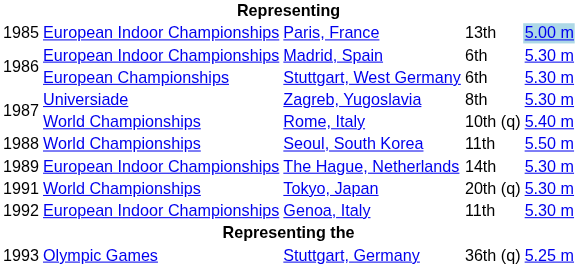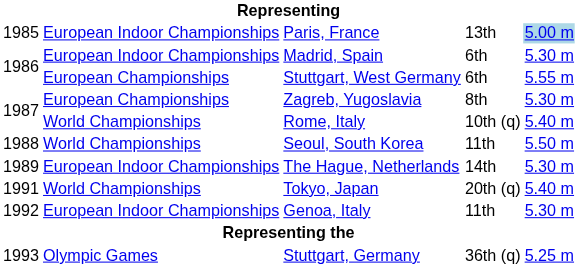(549, 77) 5.30 m -> (549, 77) 5.55 m
(86, 99) Universiade -> (136, 99) European Championships
(549, 188) 5.30 m -> (549, 188) 5.40 m
